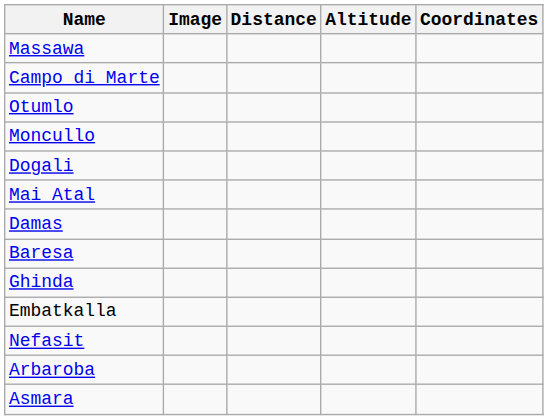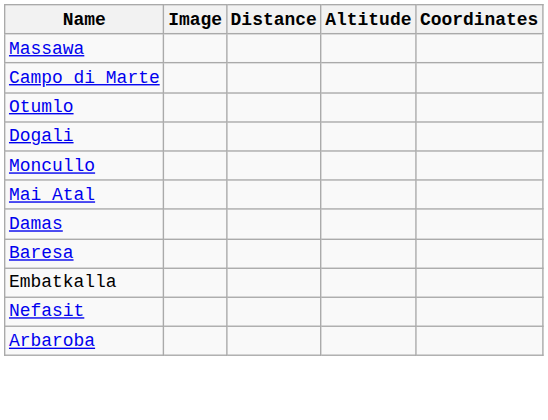rows swapped: (52, 136) <-> (41, 166)
- row: (41, 282)
- row: (41, 399)
